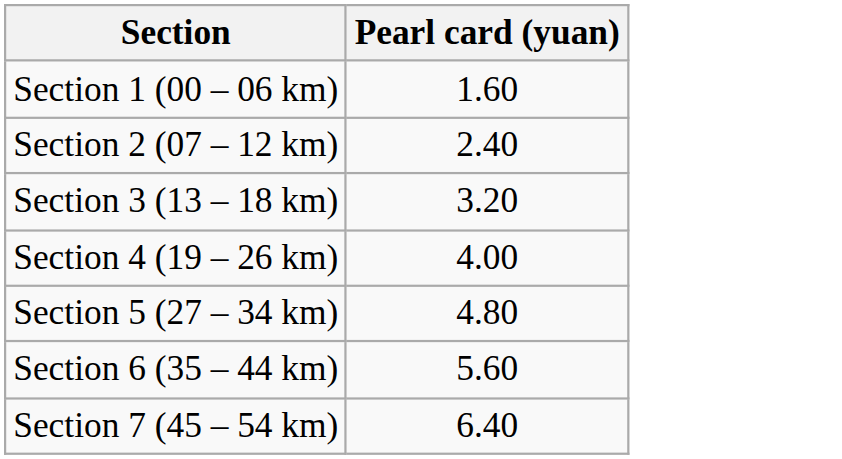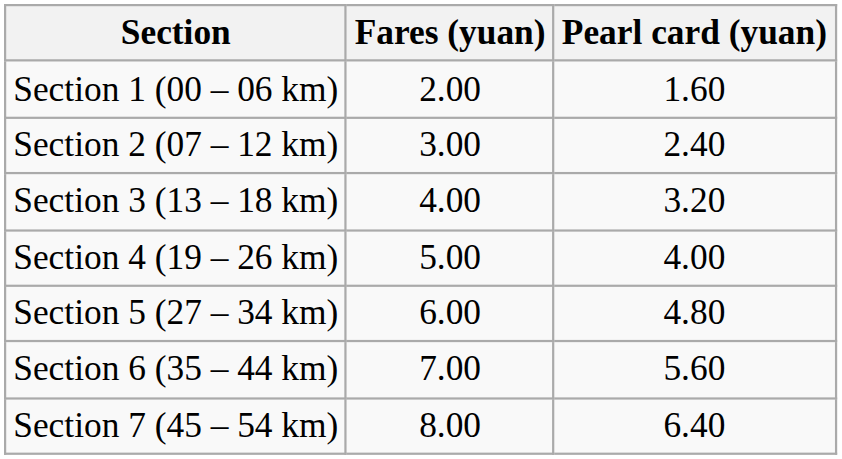+ column: (450, 32)
